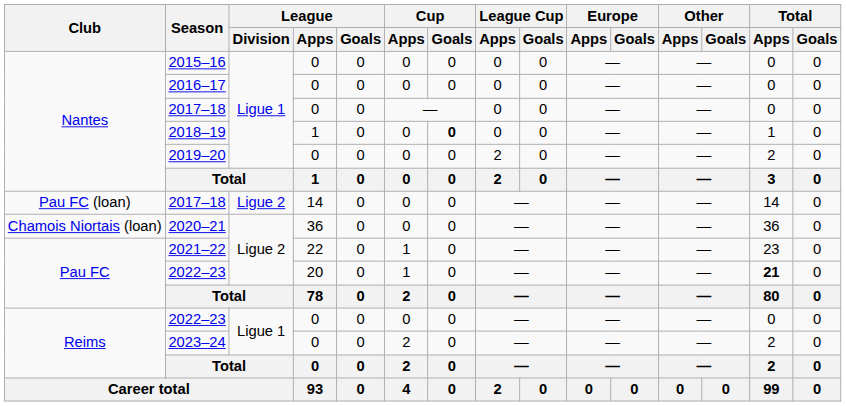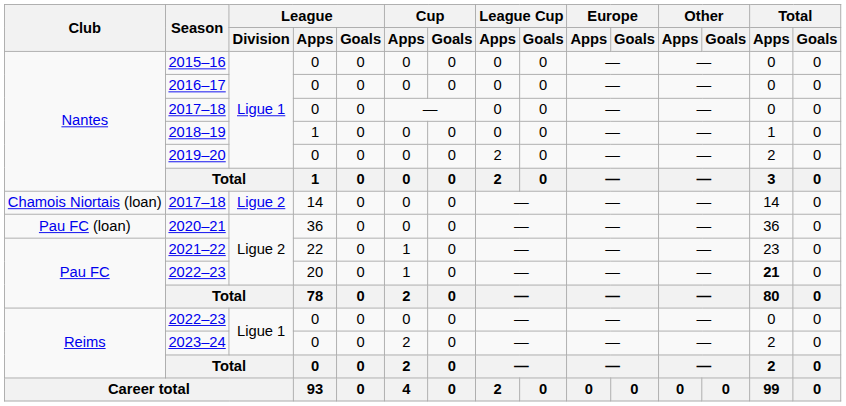(452, 132) bold -> (452, 132) normal
(85, 202) Pau FC (loan) -> (85, 202) Chamois Niortais (loan)
(85, 226) Chamois Niortais (loan) -> (85, 226) Pau FC (loan)
